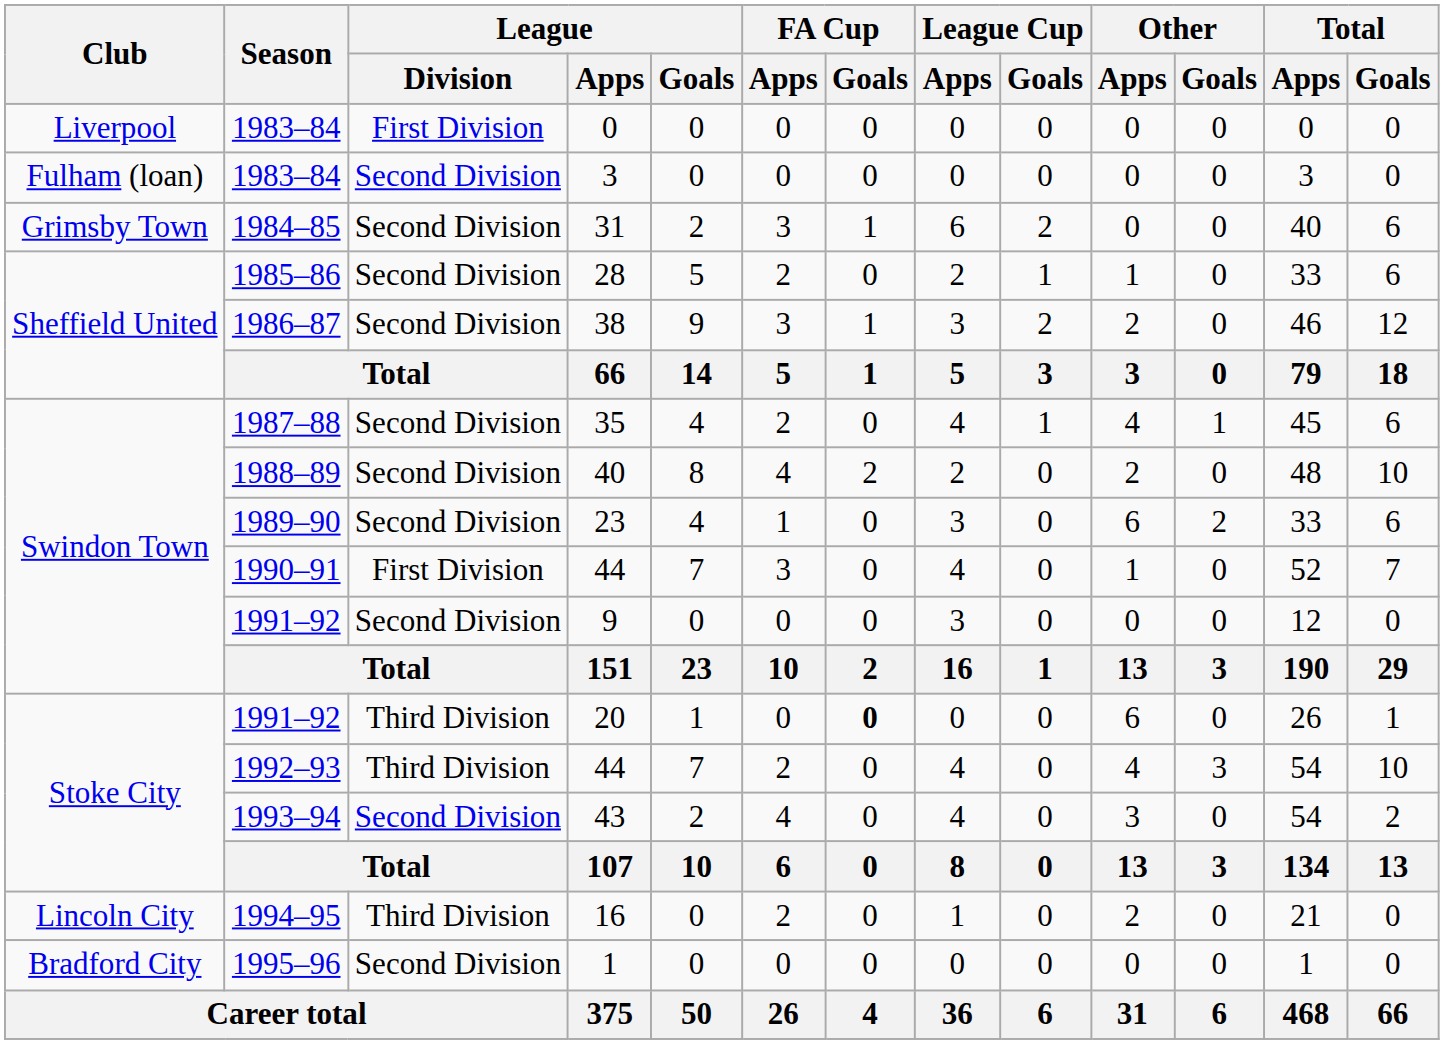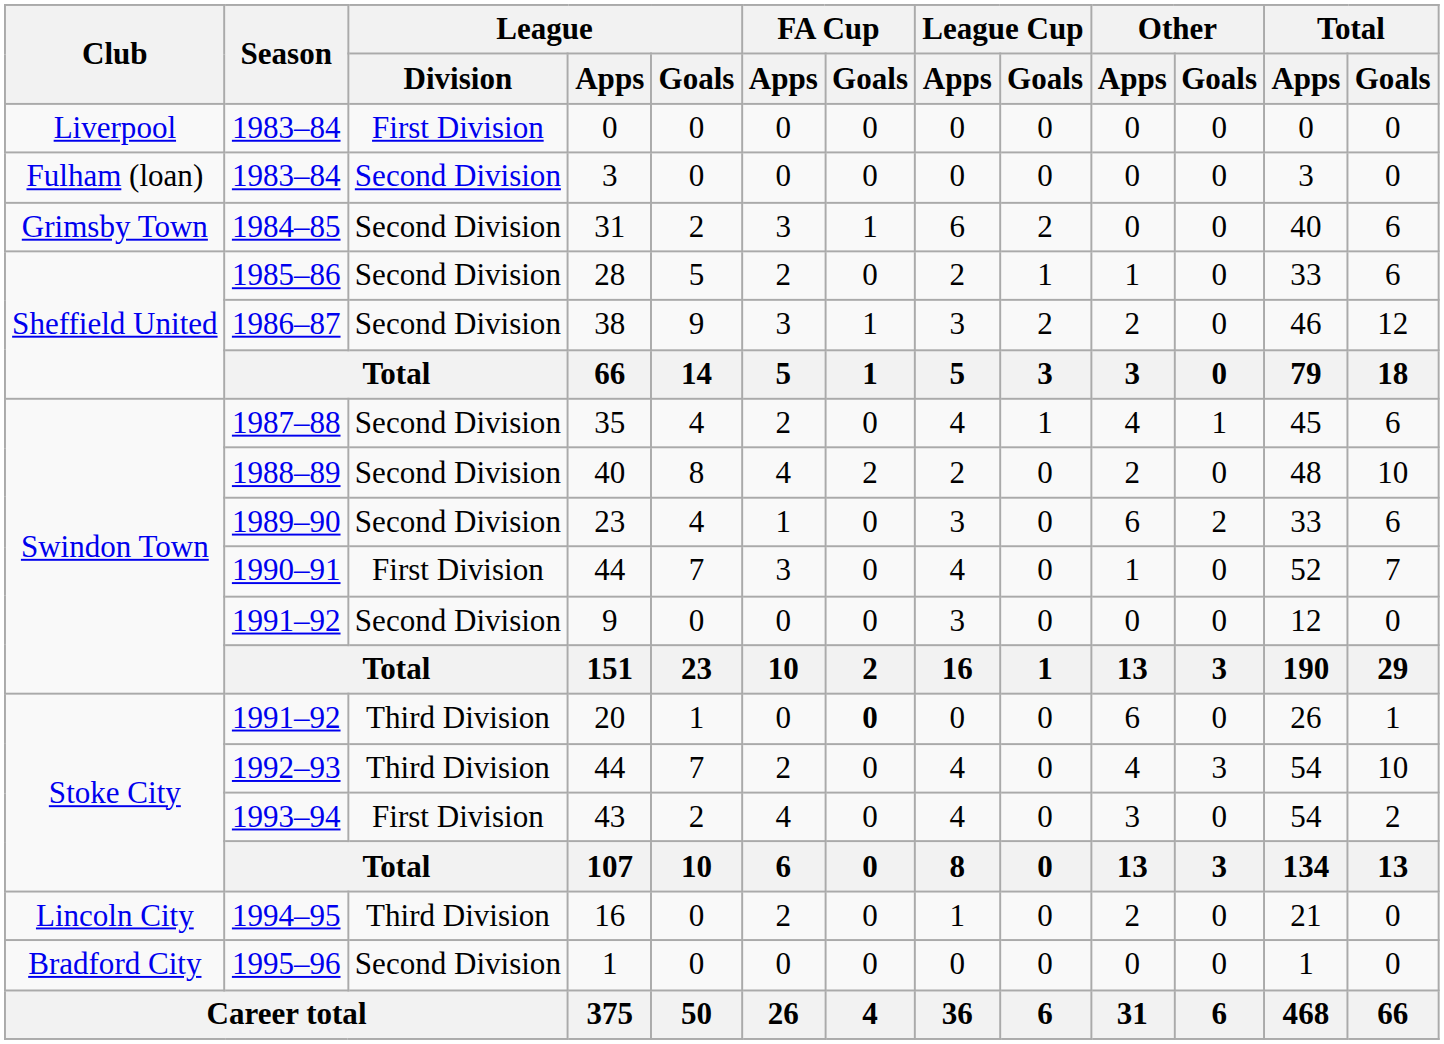(458, 816) Second Division -> (458, 816) First Division
